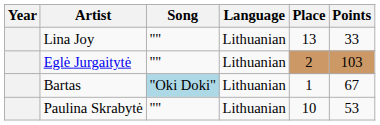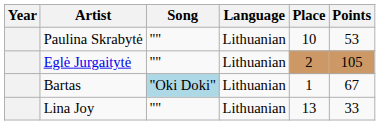rows swapped: (69, 39) <-> (93, 108)
(352, 62) 103 -> (352, 62) 105
